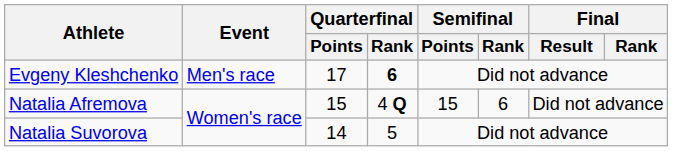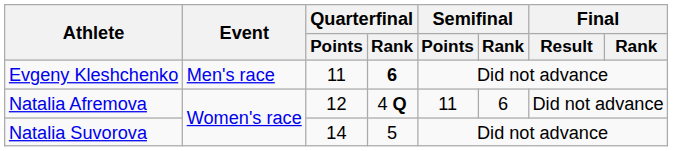(336, 75) 17 -> (336, 75) 11
(336, 104) 15 -> (336, 104) 12
(448, 104) 15 -> (448, 104) 11
